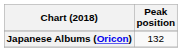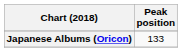(156, 39) 132 -> (156, 39) 133
